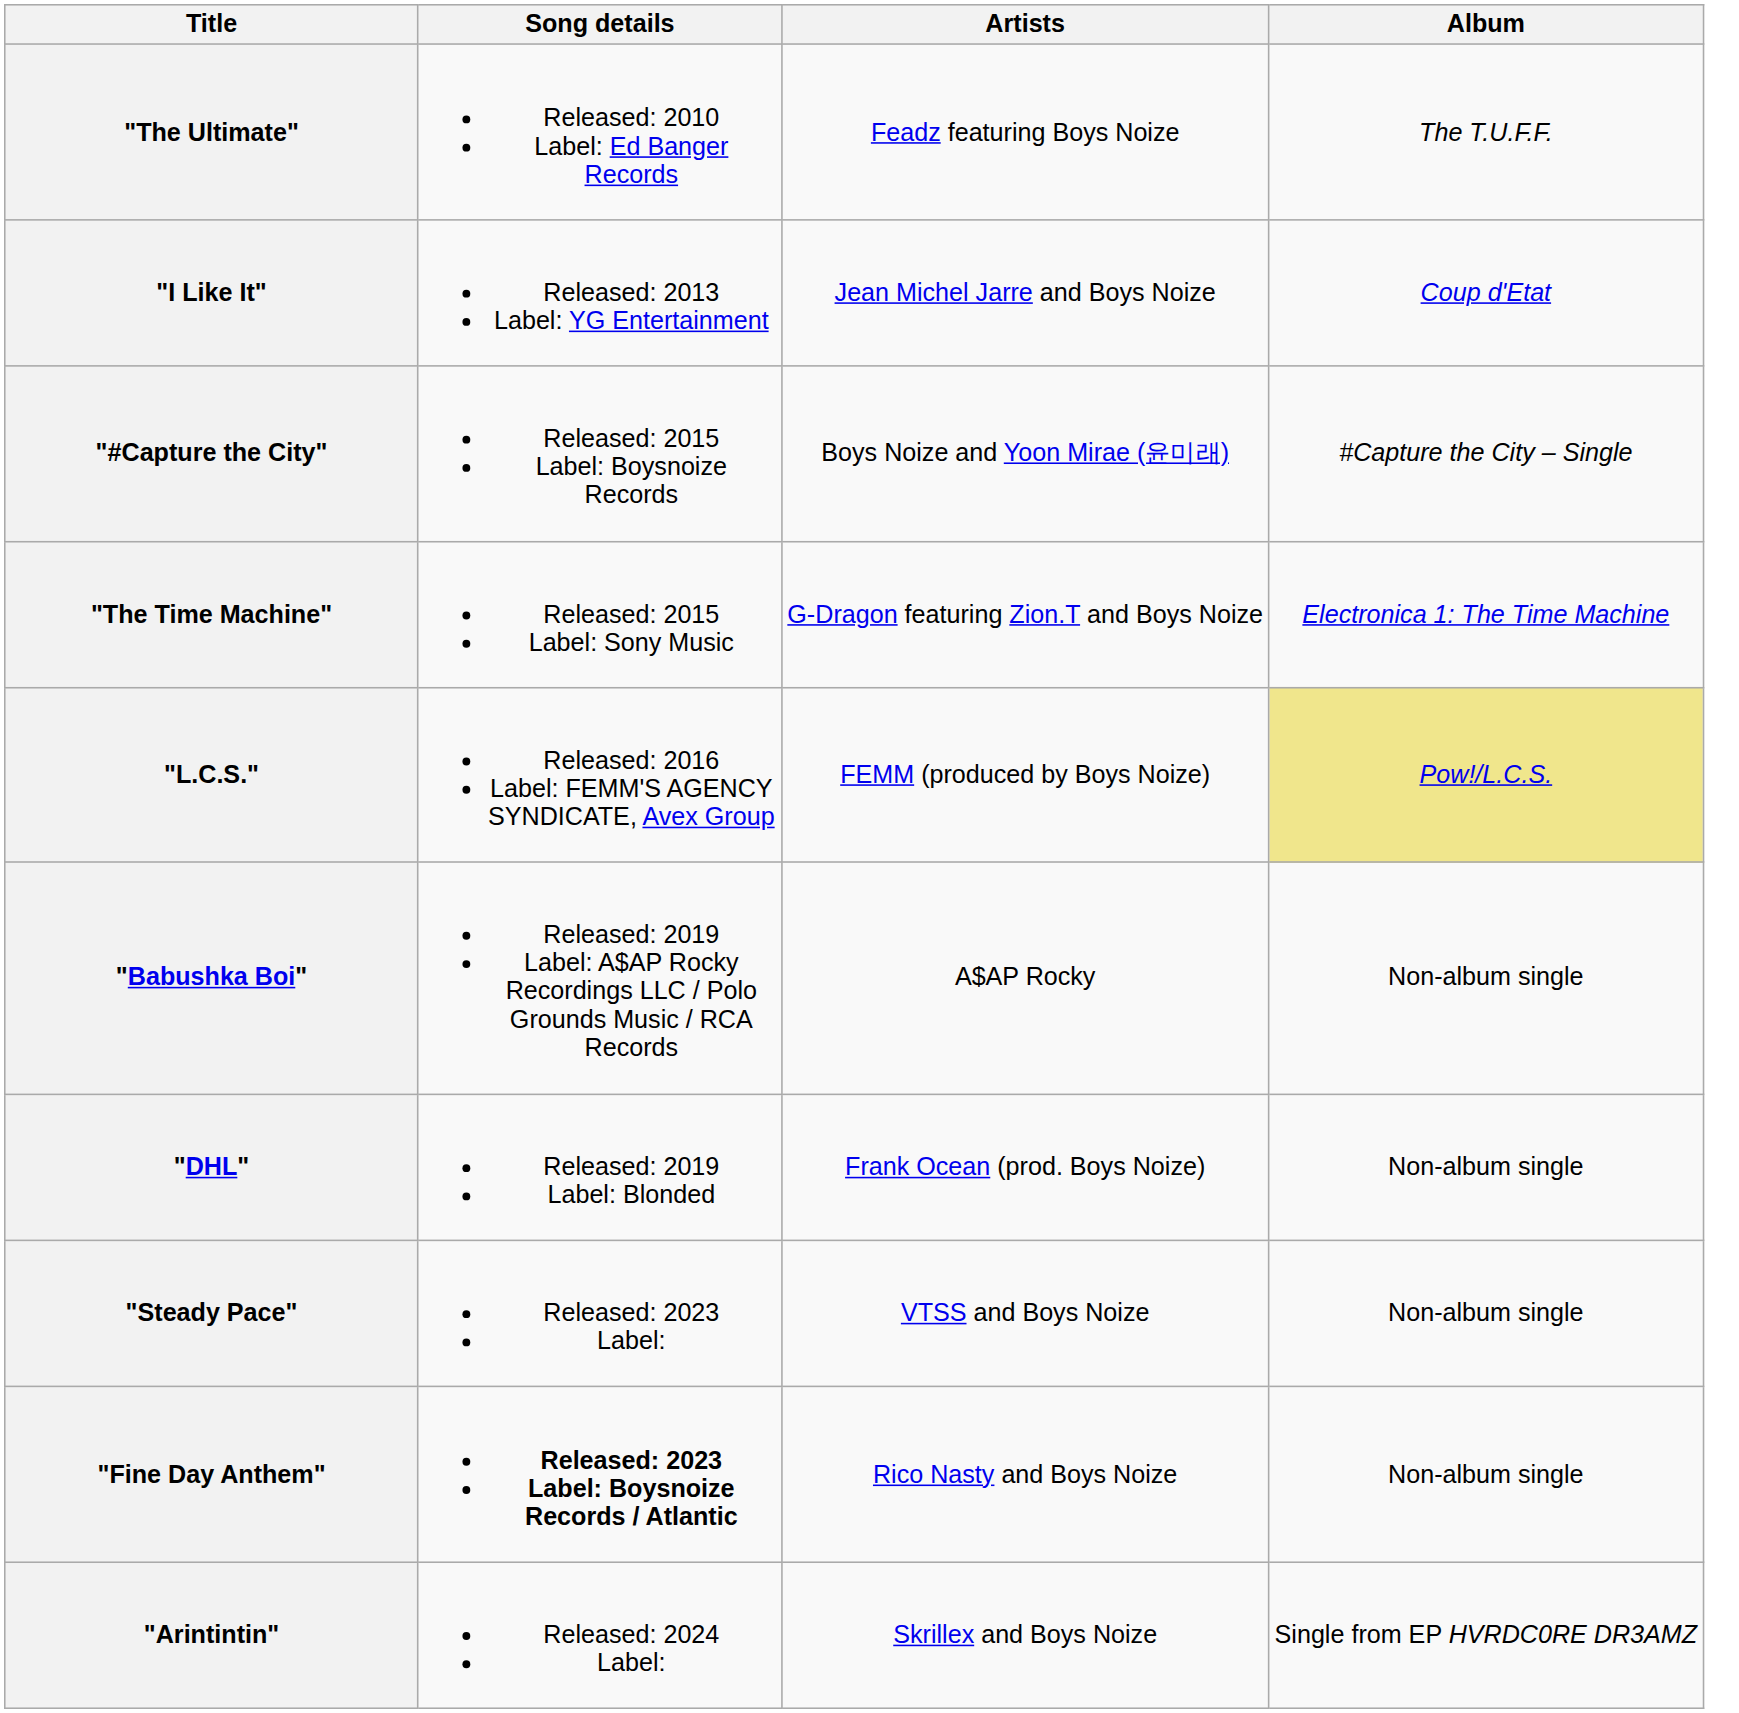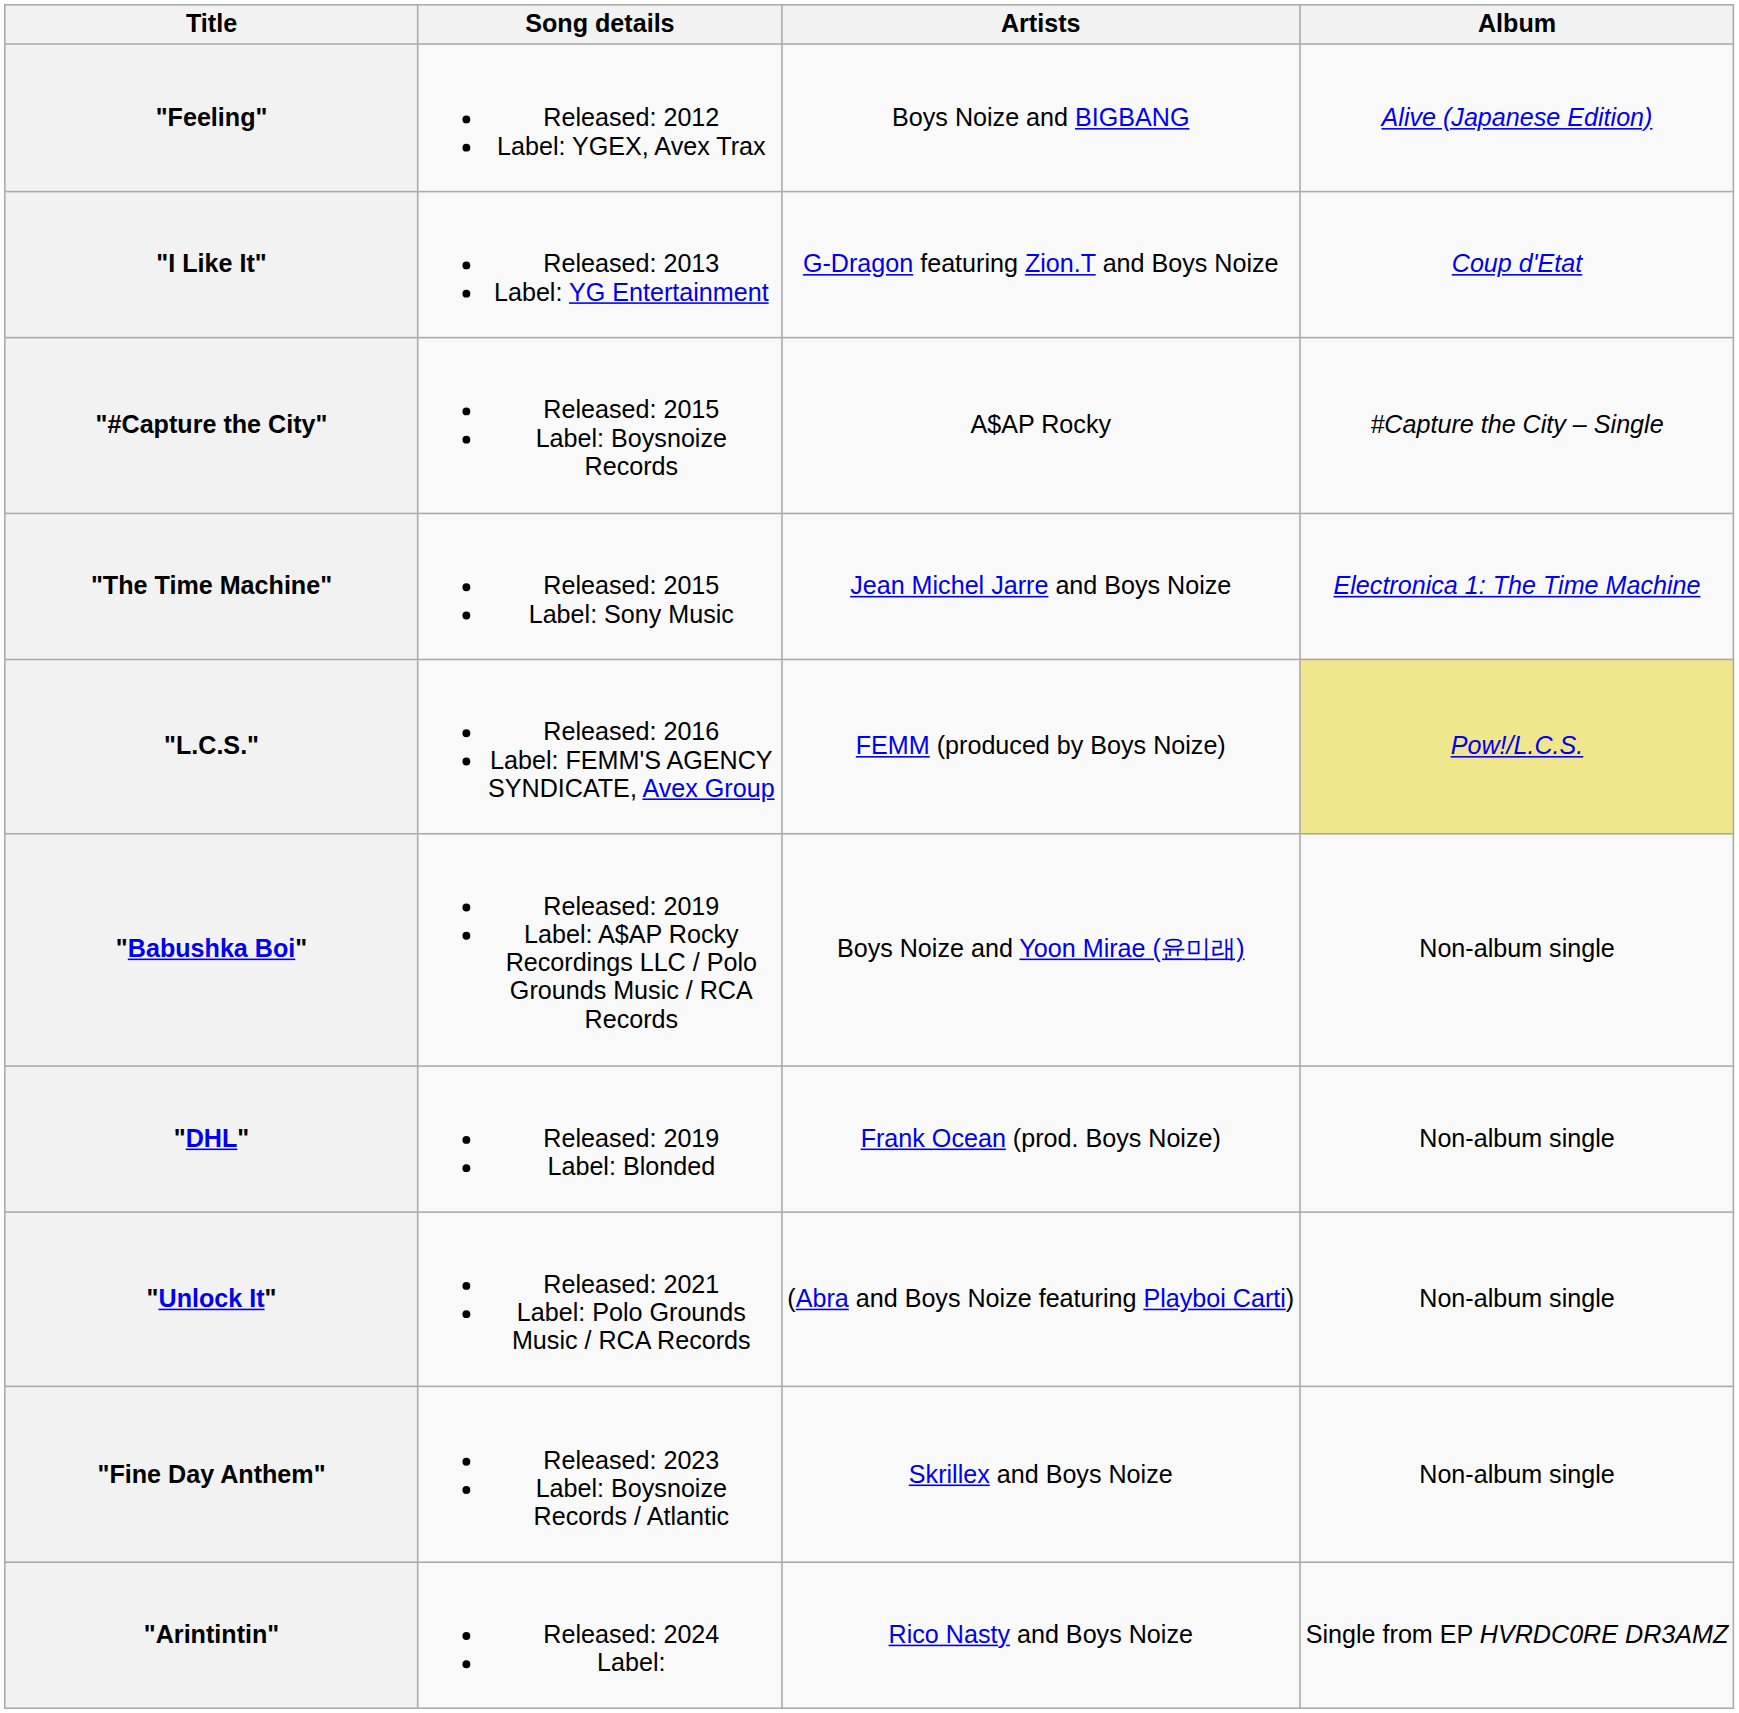- row: (212, 131)
+ row: (212, 117)
(1025, 292) Jean Michel Jarre and Boys Noize -> (1041, 264) G-Dragon featuring Zion.T and Boys Noize
(1025, 452) Boys Noize and Yoon Mirae (윤미래) -> (1041, 424) A$AP Rocky
(1025, 613) G-Dragon featuring Zion.T and Boys Noize -> (1041, 585) Jean Michel Jarre and Boys Noize
(1025, 977) A$AP Rocky -> (1041, 948) Boys Noize and Yoon Mirae (윤미래)
+ row: (212, 1299)
- row: (212, 1313)
(600, 1489) bold -> (600, 1489) normal
(1025, 1474) Rico Nasty and Boys Noize -> (1041, 1474) Skrillex and Boys Noize
(1025, 1634) Skrillex and Boys Noize -> (1041, 1634) Rico Nasty and Boys Noize
